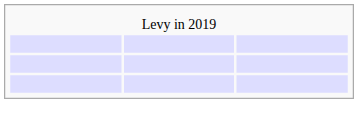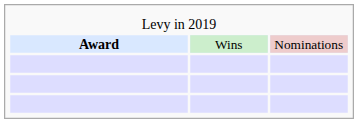+ row: (99, 44)
